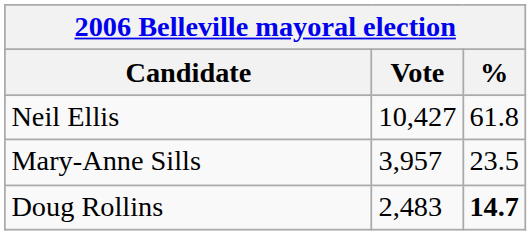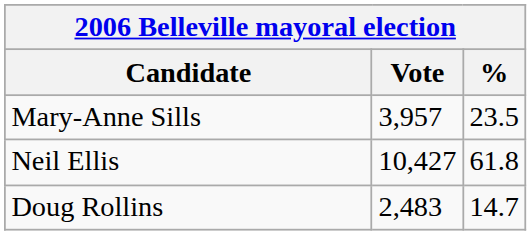rows swapped: (65, 116) <-> (106, 161)
(494, 206) bold -> (494, 206) normal
